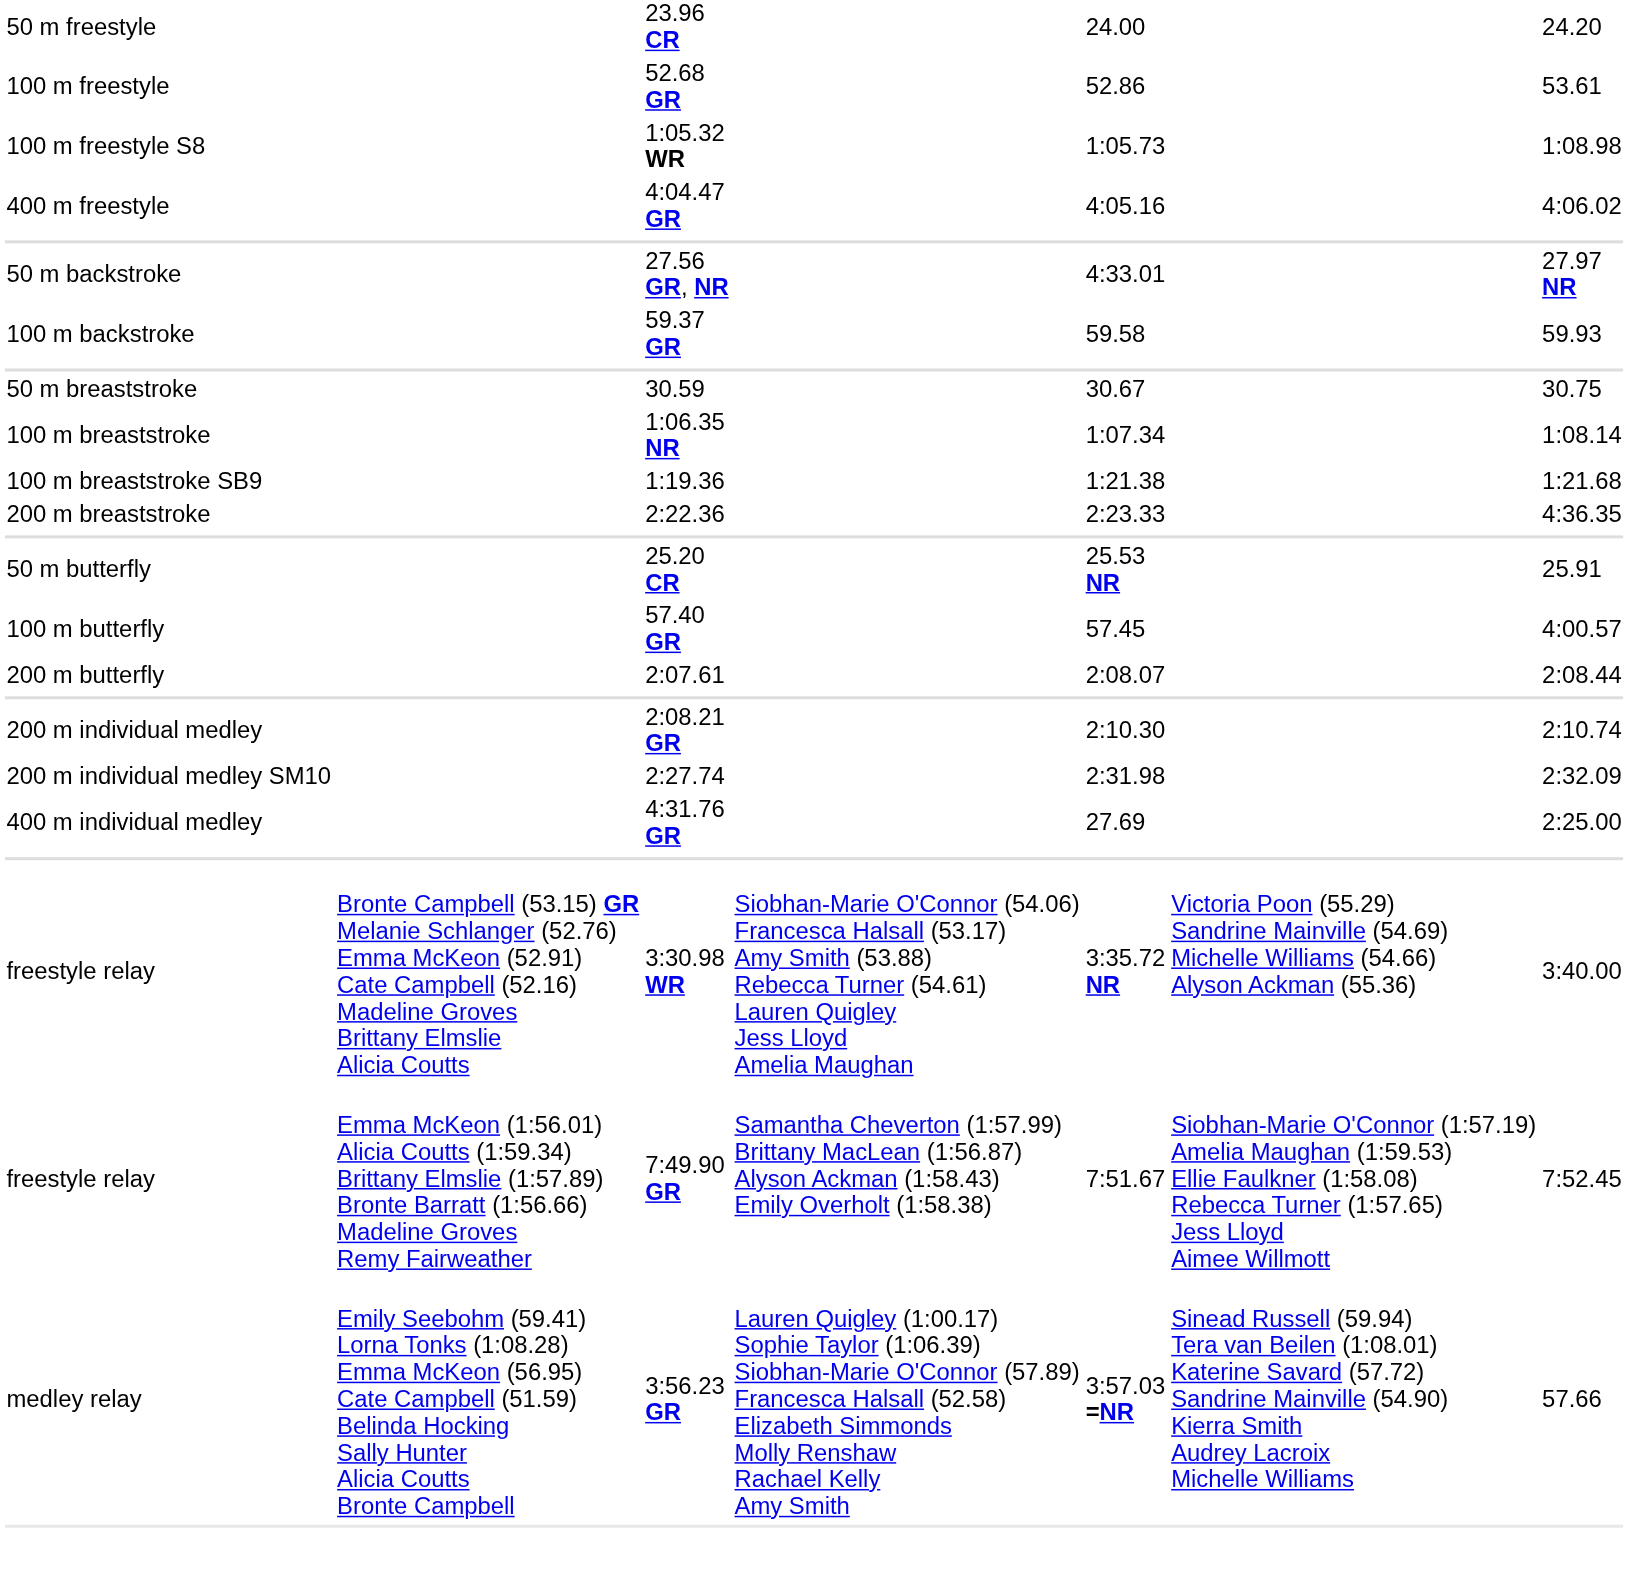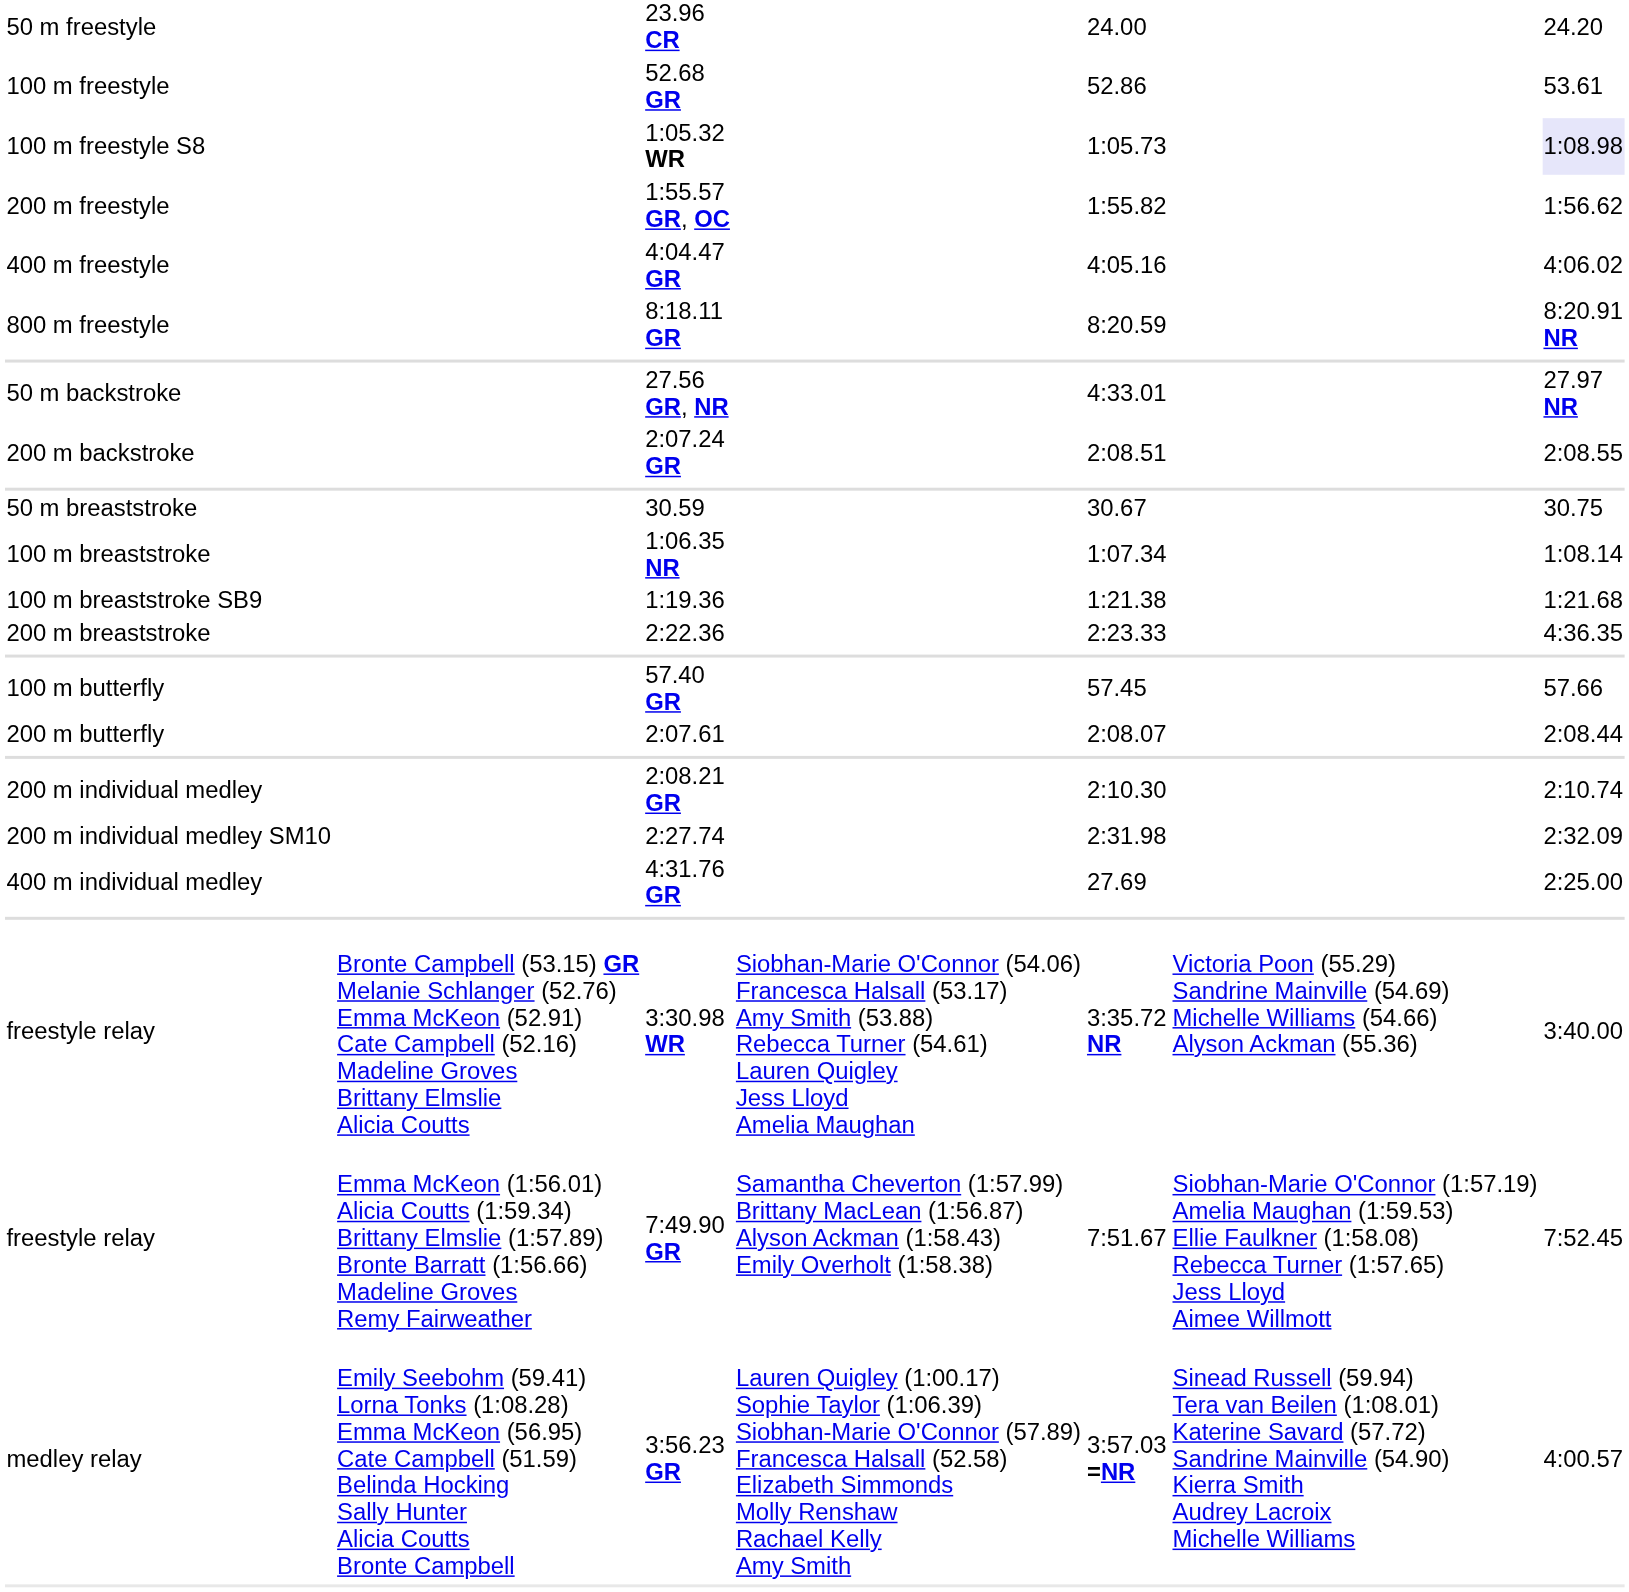(1582, 146) no background -> (1583, 146) lavender background
+ row: (88, 205)
+ row: (88, 325)
- row: (101, 333)
+ row: (101, 453)
- row: (79, 569)
(1582, 629) 4:00.57 -> (1573, 688) 57.66
(1572, 1399) 57.66 -> (1583, 1458) 4:00.57
